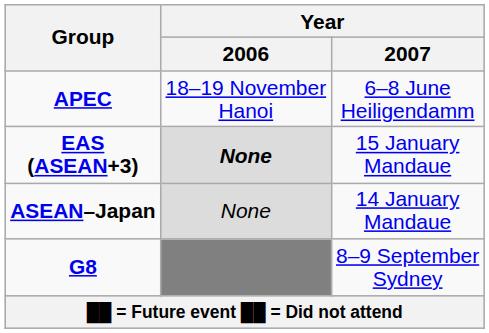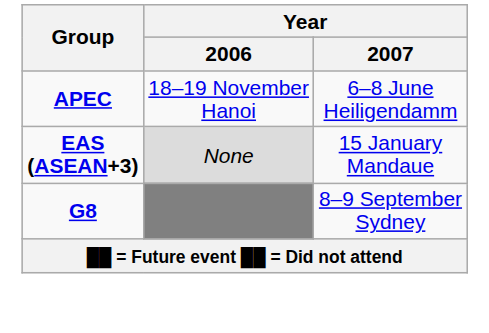(246, 155) bold -> (229, 155) normal
- row: (83, 211)
